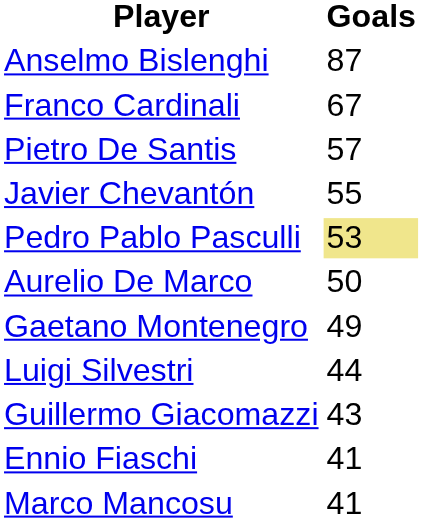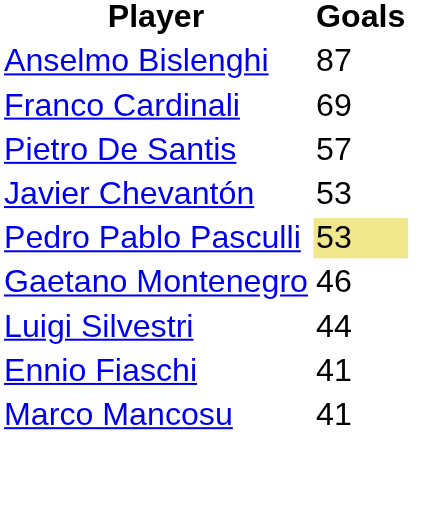(344, 105) 67 -> (334, 105) 69
(344, 193) 55 -> (334, 193) 53
- row: (128, 281)
(344, 326) 49 -> (334, 281) 46
- row: (161, 414)
